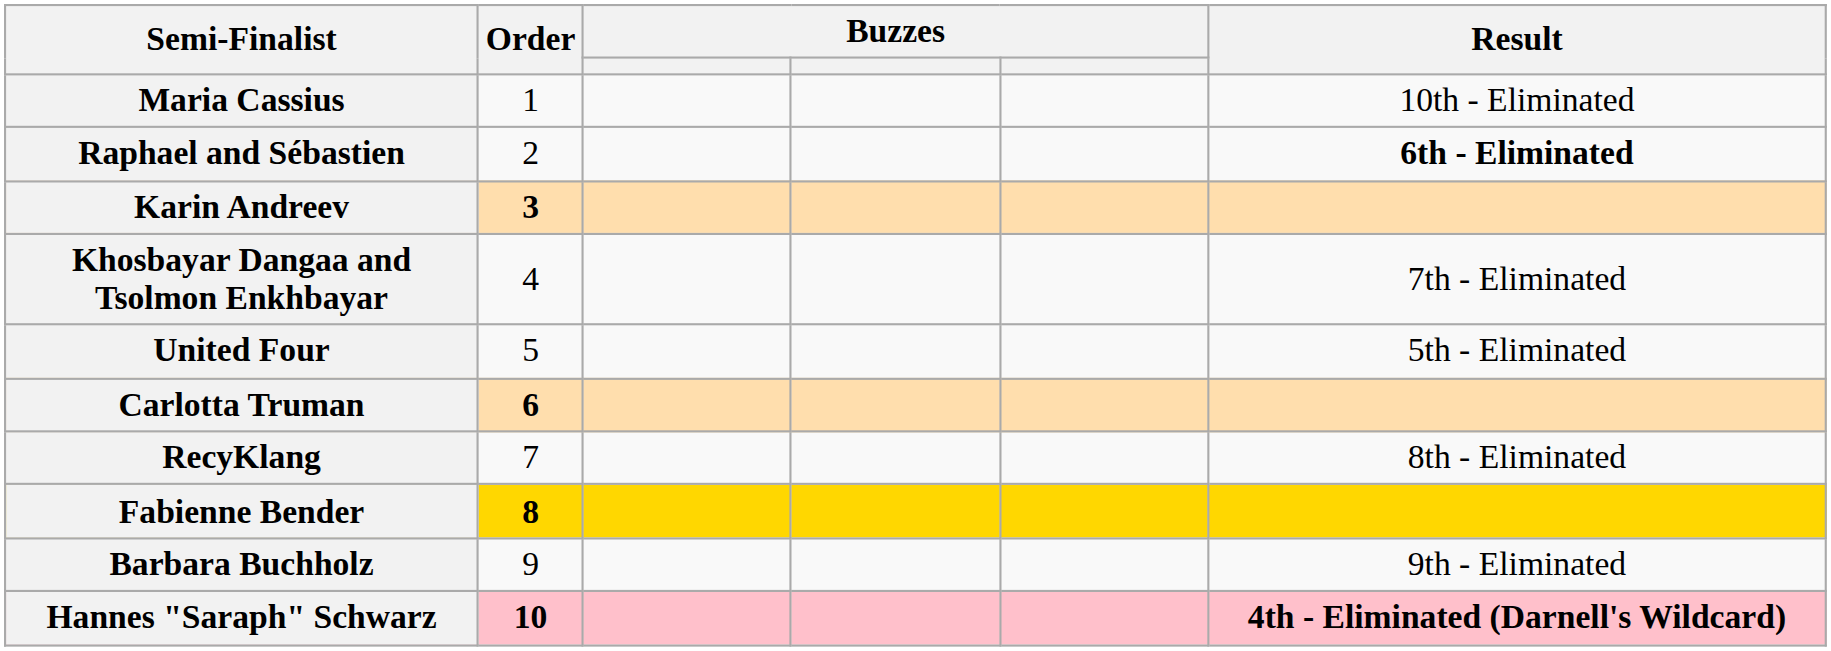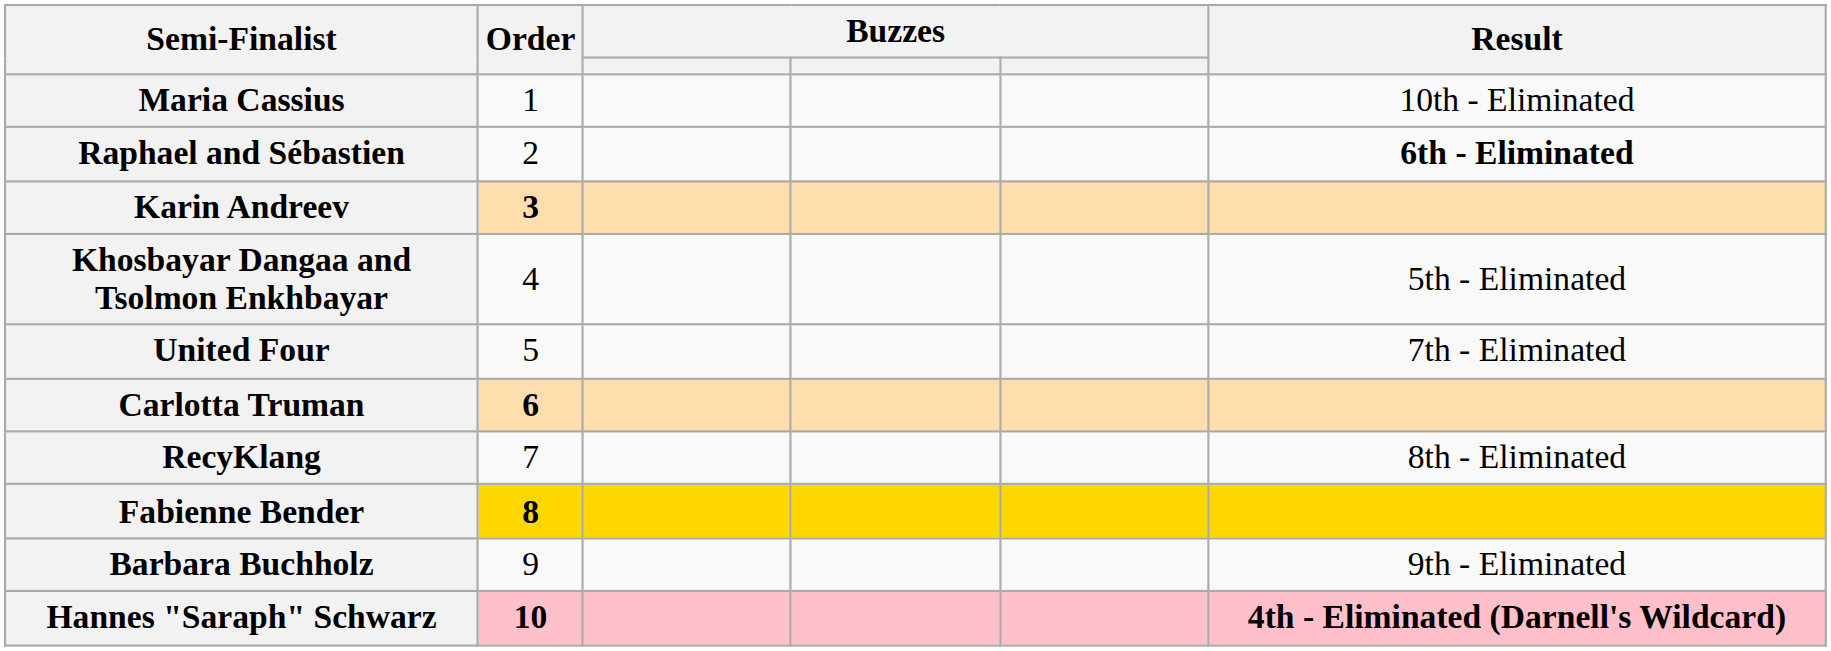(1517, 278) 7th - Eliminated -> (1517, 278) 5th - Eliminated
(1517, 350) 5th - Eliminated -> (1517, 350) 7th - Eliminated
